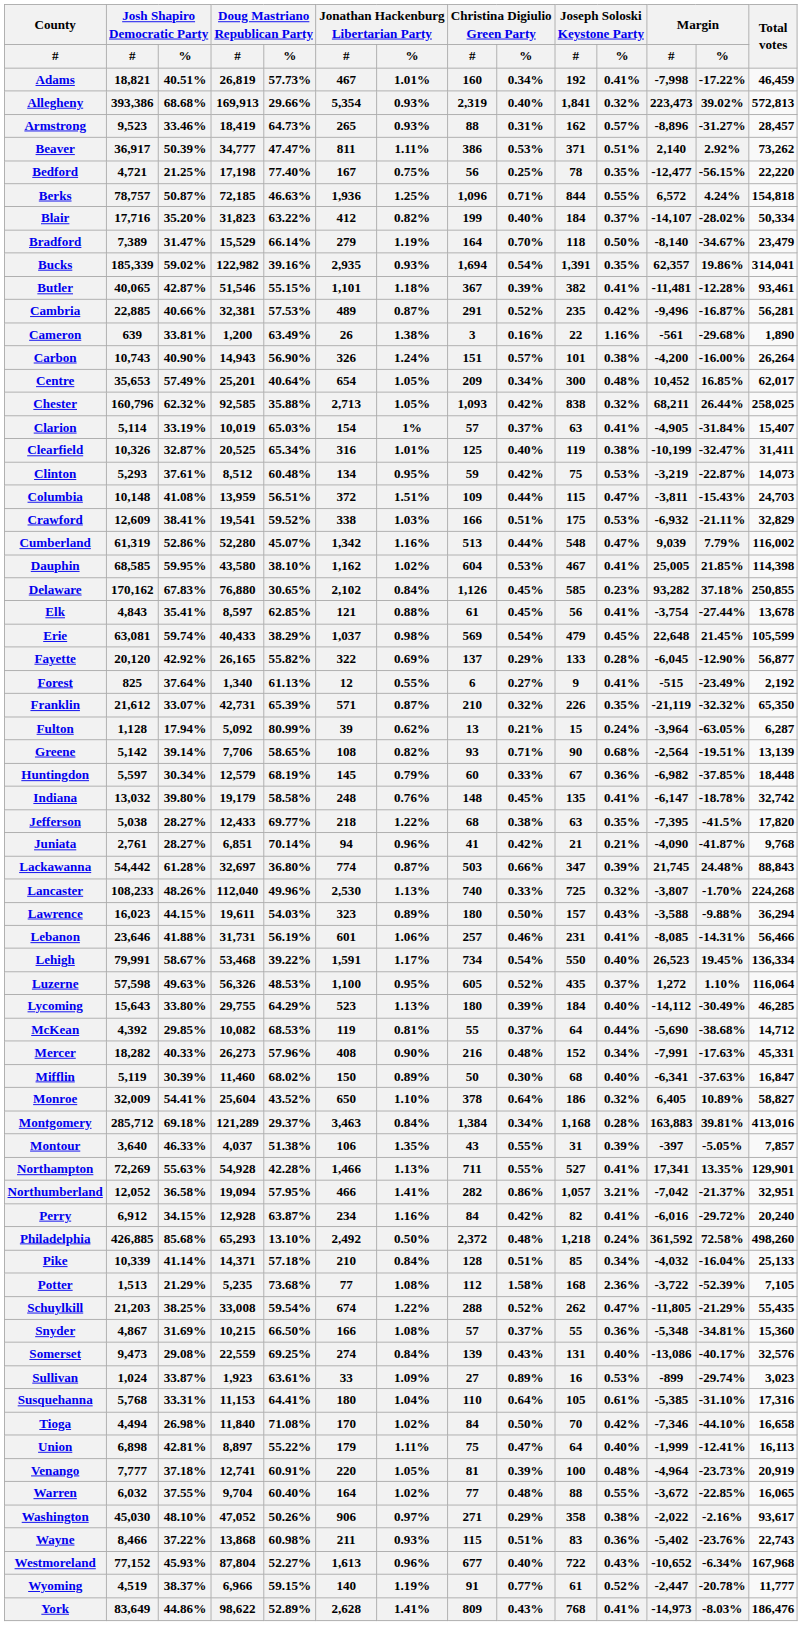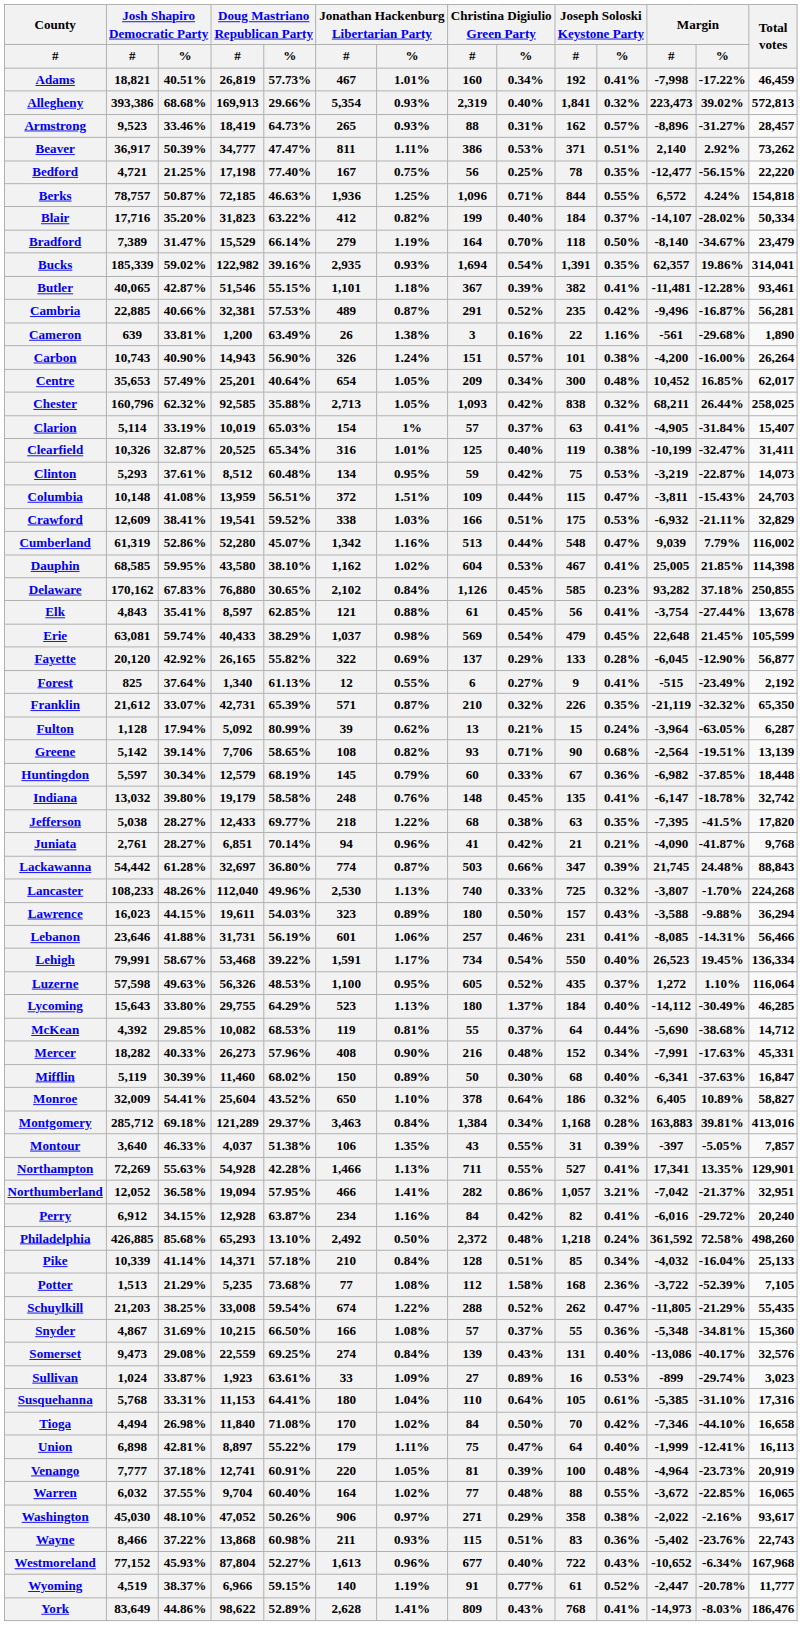(526, 1007) 0.39% -> (526, 1007) 1.37%
